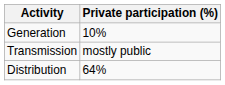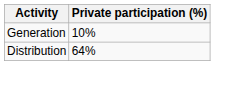- row: (42, 51)
